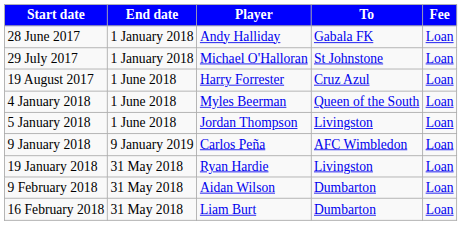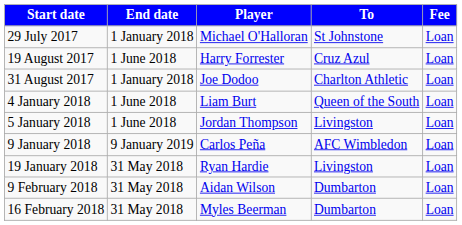- row: (44, 36)
+ row: (51, 79)
(243, 101) Myles Beerman -> (228, 101) Liam Burt
(228, 209) Liam Burt -> (243, 209) Myles Beerman
